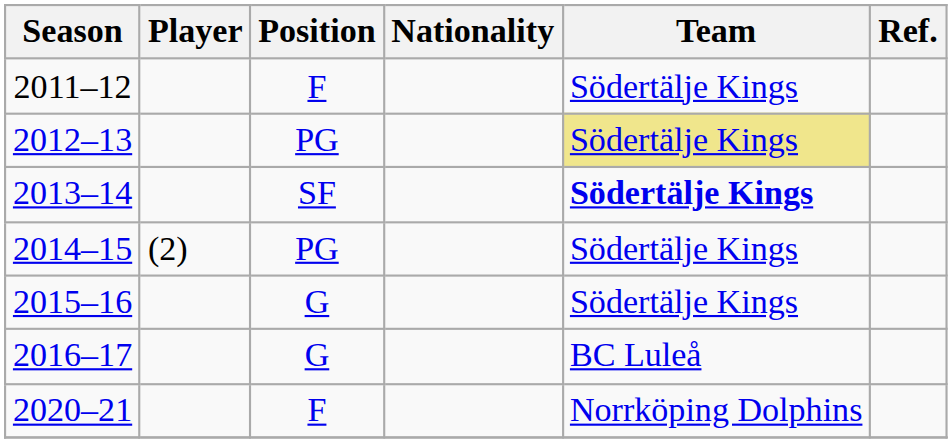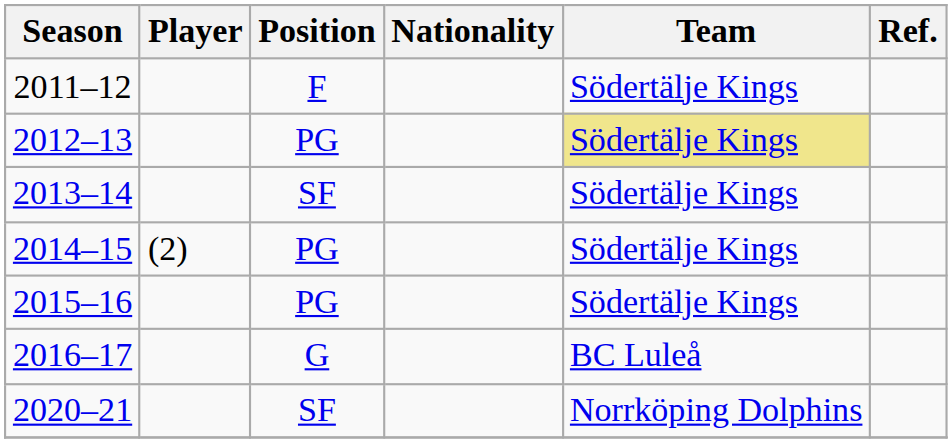(692, 193) bold -> (684, 193) normal
(317, 301) G -> (317, 301) PG
(317, 409) F -> (317, 409) SF
